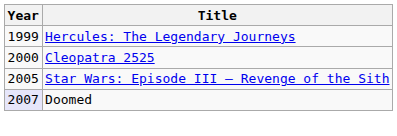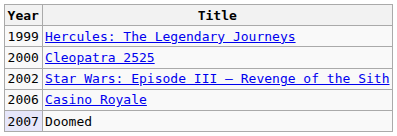(23, 79) 2005 -> (23, 79) 2002
+ row: (96, 100)
